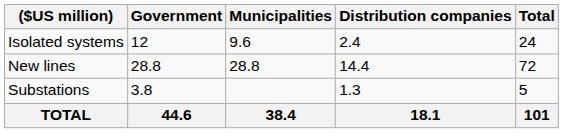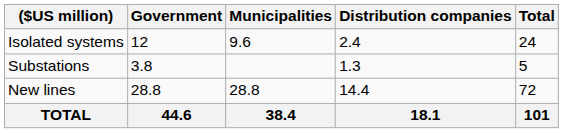rows swapped: (42, 66) <-> (49, 90)
